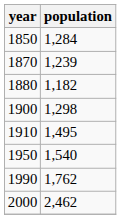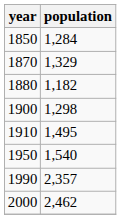(61, 62) 1,239 -> (61, 62) 1,329
(61, 179) 1,762 -> (61, 179) 2,357
